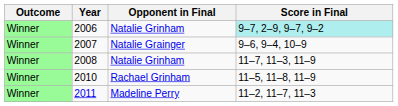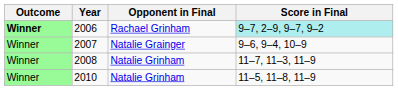(23, 28) normal -> (24, 28) bold
(147, 28) Natalie Grinham -> (150, 28) Rachael Grinham
(150, 77) Rachael Grinham -> (147, 77) Natalie Grinham
- row: (85, 93)
